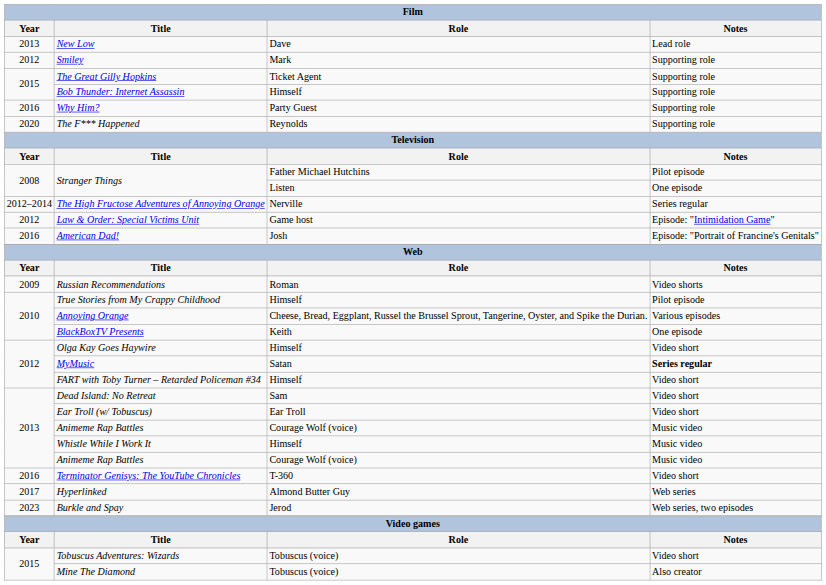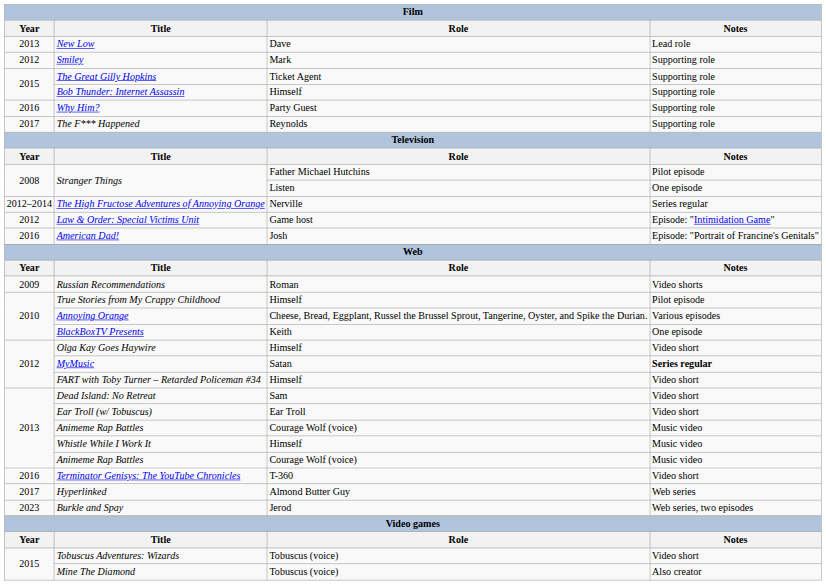(29, 124) 2020 -> (29, 124) 2017
